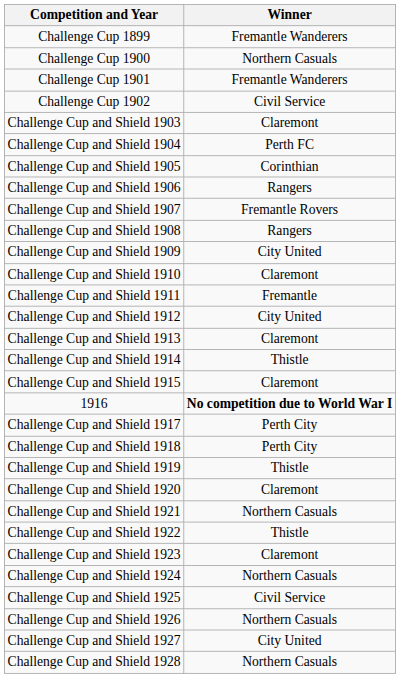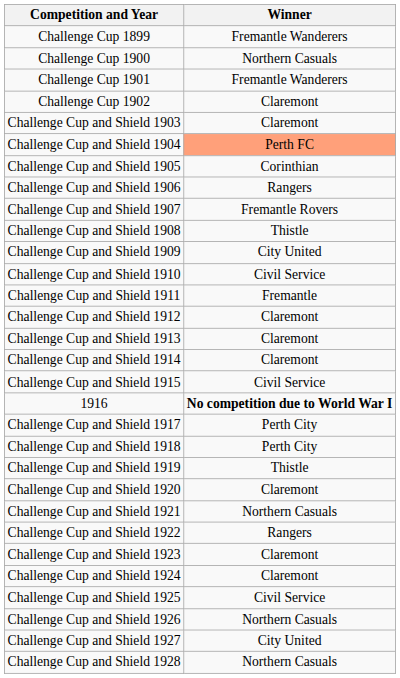(290, 101) Civil Service -> (290, 101) Claremont
(290, 144) no background -> (290, 144) lightsalmon background
(290, 230) Rangers -> (290, 230) Thistle
(290, 274) Claremont -> (290, 274) Civil Service
(290, 317) City United -> (290, 317) Claremont
(290, 360) Thistle -> (290, 360) Claremont
(290, 381) Claremont -> (290, 381) Civil Service
(290, 532) Thistle -> (290, 532) Rangers
(290, 576) Northern Casuals -> (290, 576) Claremont
